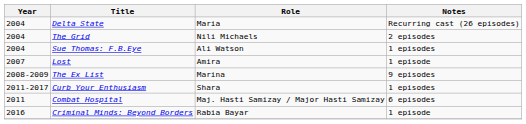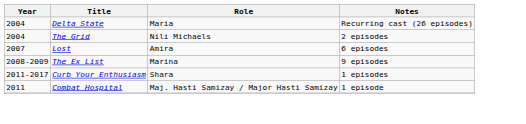- row: (97, 49)
(409, 62) 1 episode -> (365, 49) 6 episodes
(412, 100) 6 episodes -> (362, 87) 1 episode
- row: (123, 112)
